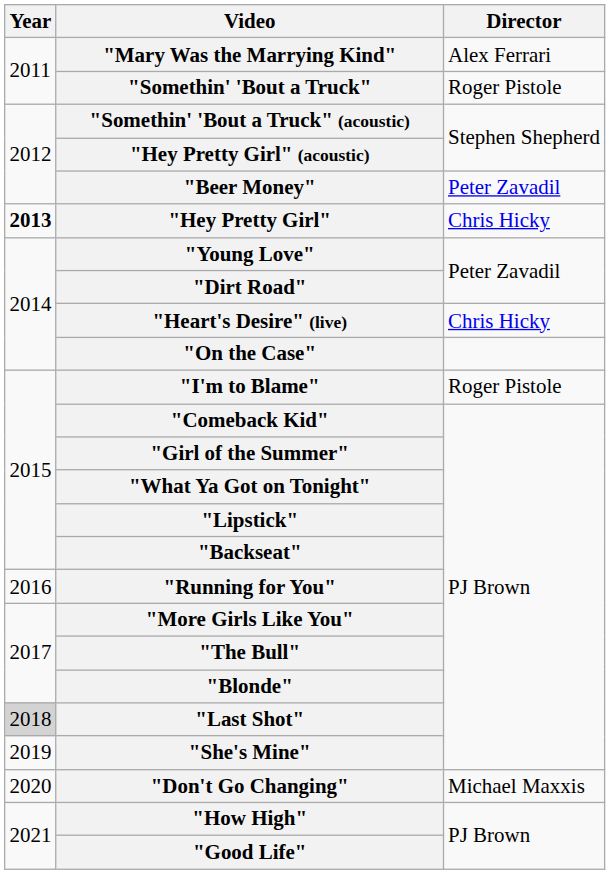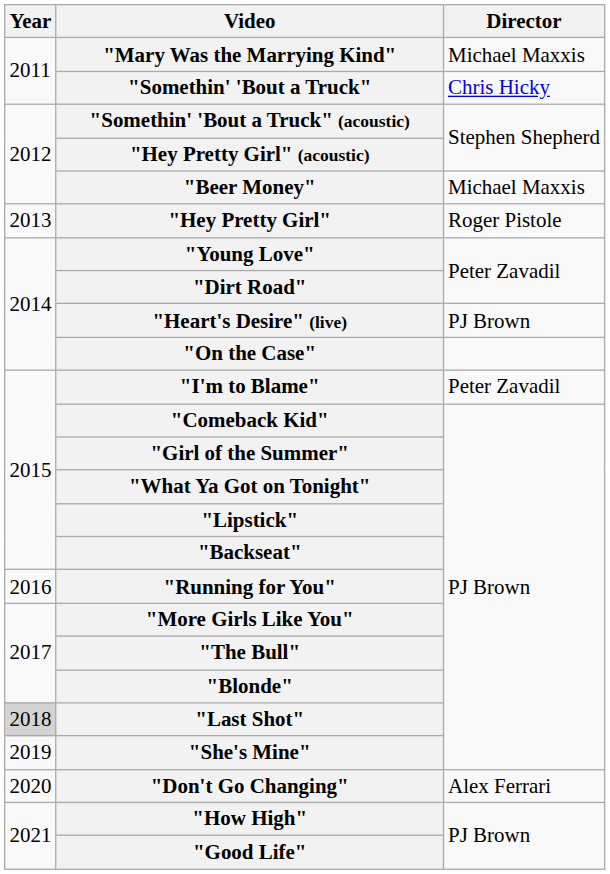(500, 54) Alex Ferrari -> (516, 54) Michael Maxxis
(505, 87) Roger Pistole -> (499, 87) Chris Hicky
(504, 187) Peter Zavadil -> (516, 187) Michael Maxxis
(30, 220) bold -> (30, 220) normal
(499, 220) Chris Hicky -> (505, 220) Roger Pistole
(499, 320) Chris Hicky -> (489, 320) PJ Brown
(505, 386) Roger Pistole -> (504, 386) Peter Zavadil
(516, 785) Michael Maxxis -> (500, 785) Alex Ferrari
